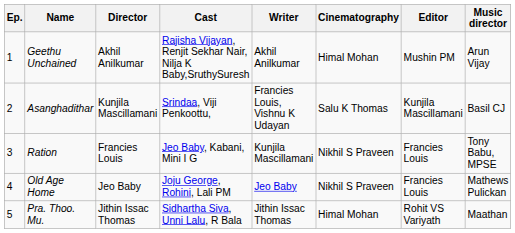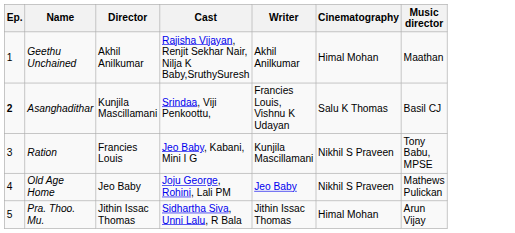- column: (433, 18)
(479, 57) Arun Vijay -> (424, 57) Maathan
(10, 108) normal -> (10, 108) bold
(487, 214) Maathan -> (415, 214) Arun Vijay
